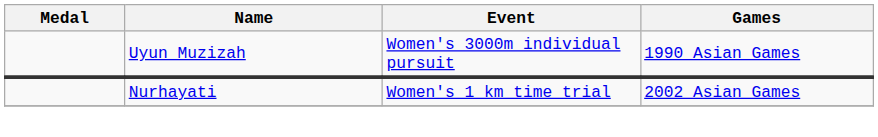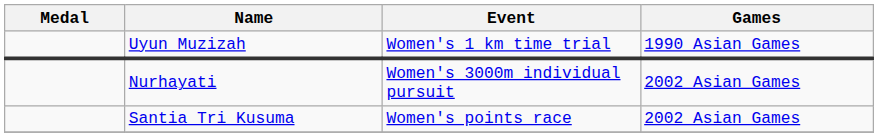(503, 54) Women's 3000m individual pursuit -> (499, 44) Women's 1 km time trial
(499, 92) Women's 1 km time trial -> (503, 83) Women's 3000m individual pursuit
+ row: (212, 119)
